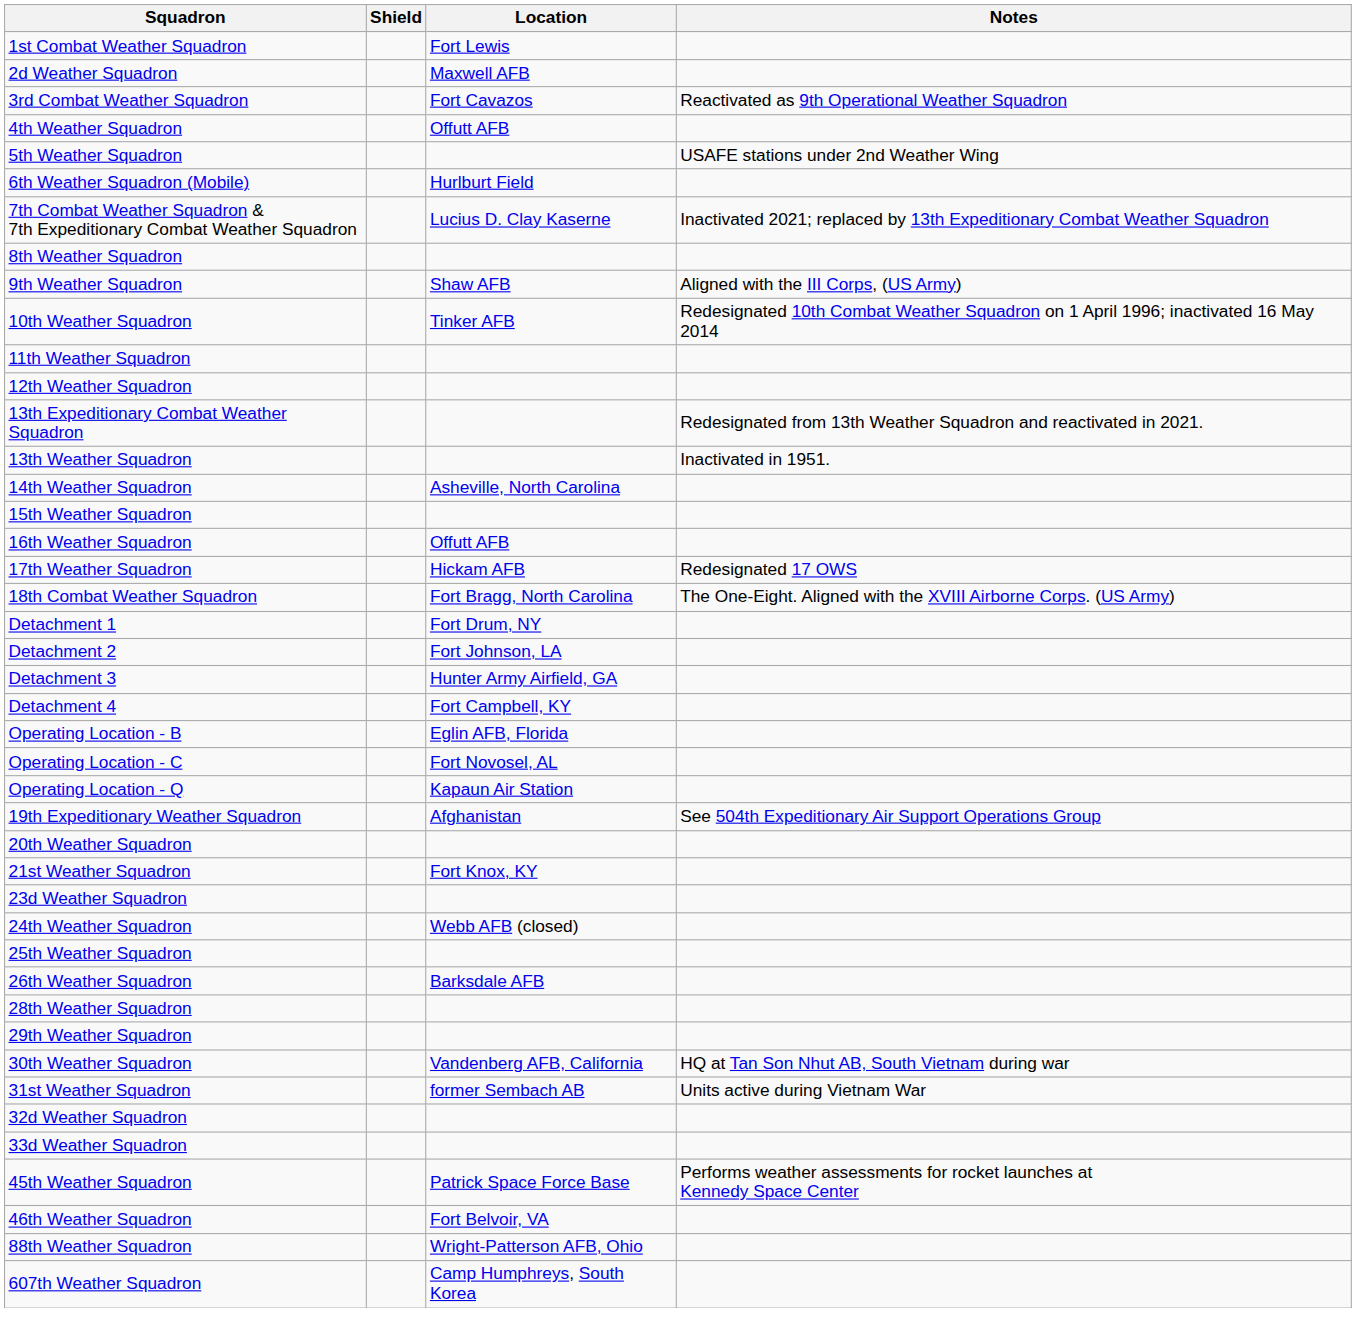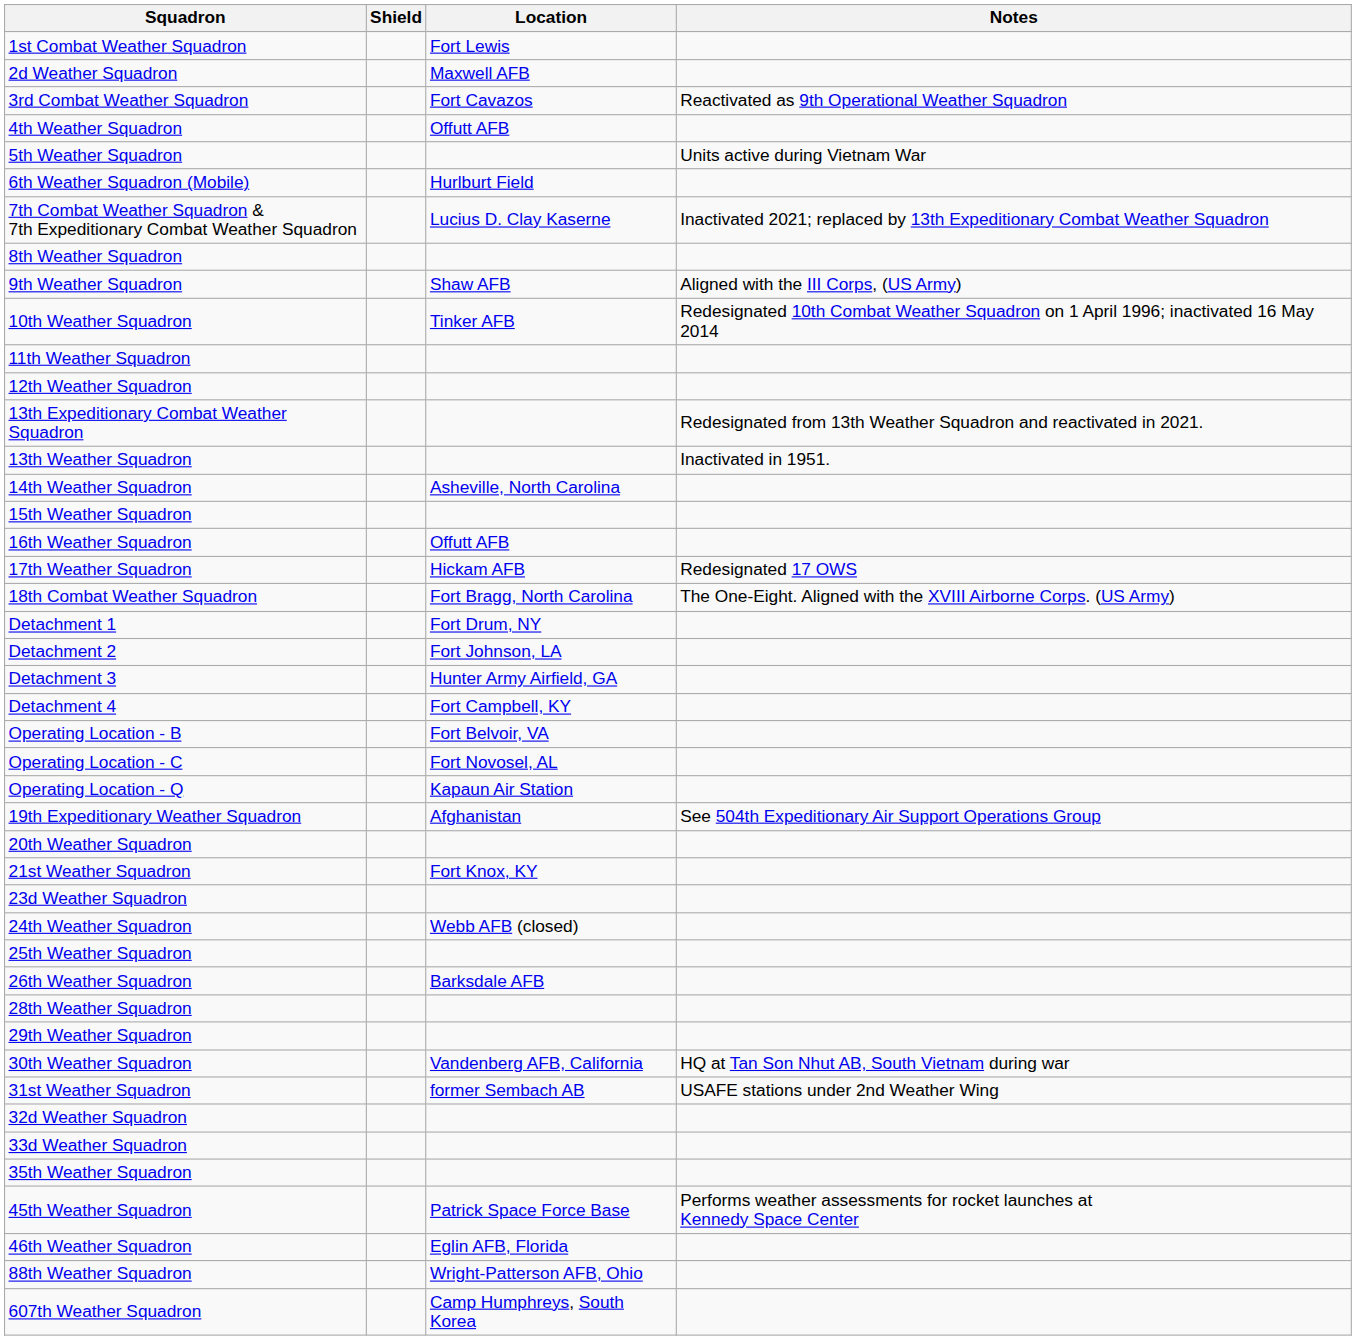(839, 155) USAFE stations under 2nd Weather Wing -> (803, 155) Units active during Vietnam War
(499, 734) Eglin AFB, Florida -> (489, 734) Fort Belvoir, VA
(803, 1090) Units active during Vietnam War -> (839, 1090) USAFE stations under 2nd Weather Wing
+ row: (100, 1172)
(489, 1219) Fort Belvoir, VA -> (499, 1246) Eglin AFB, Florida
